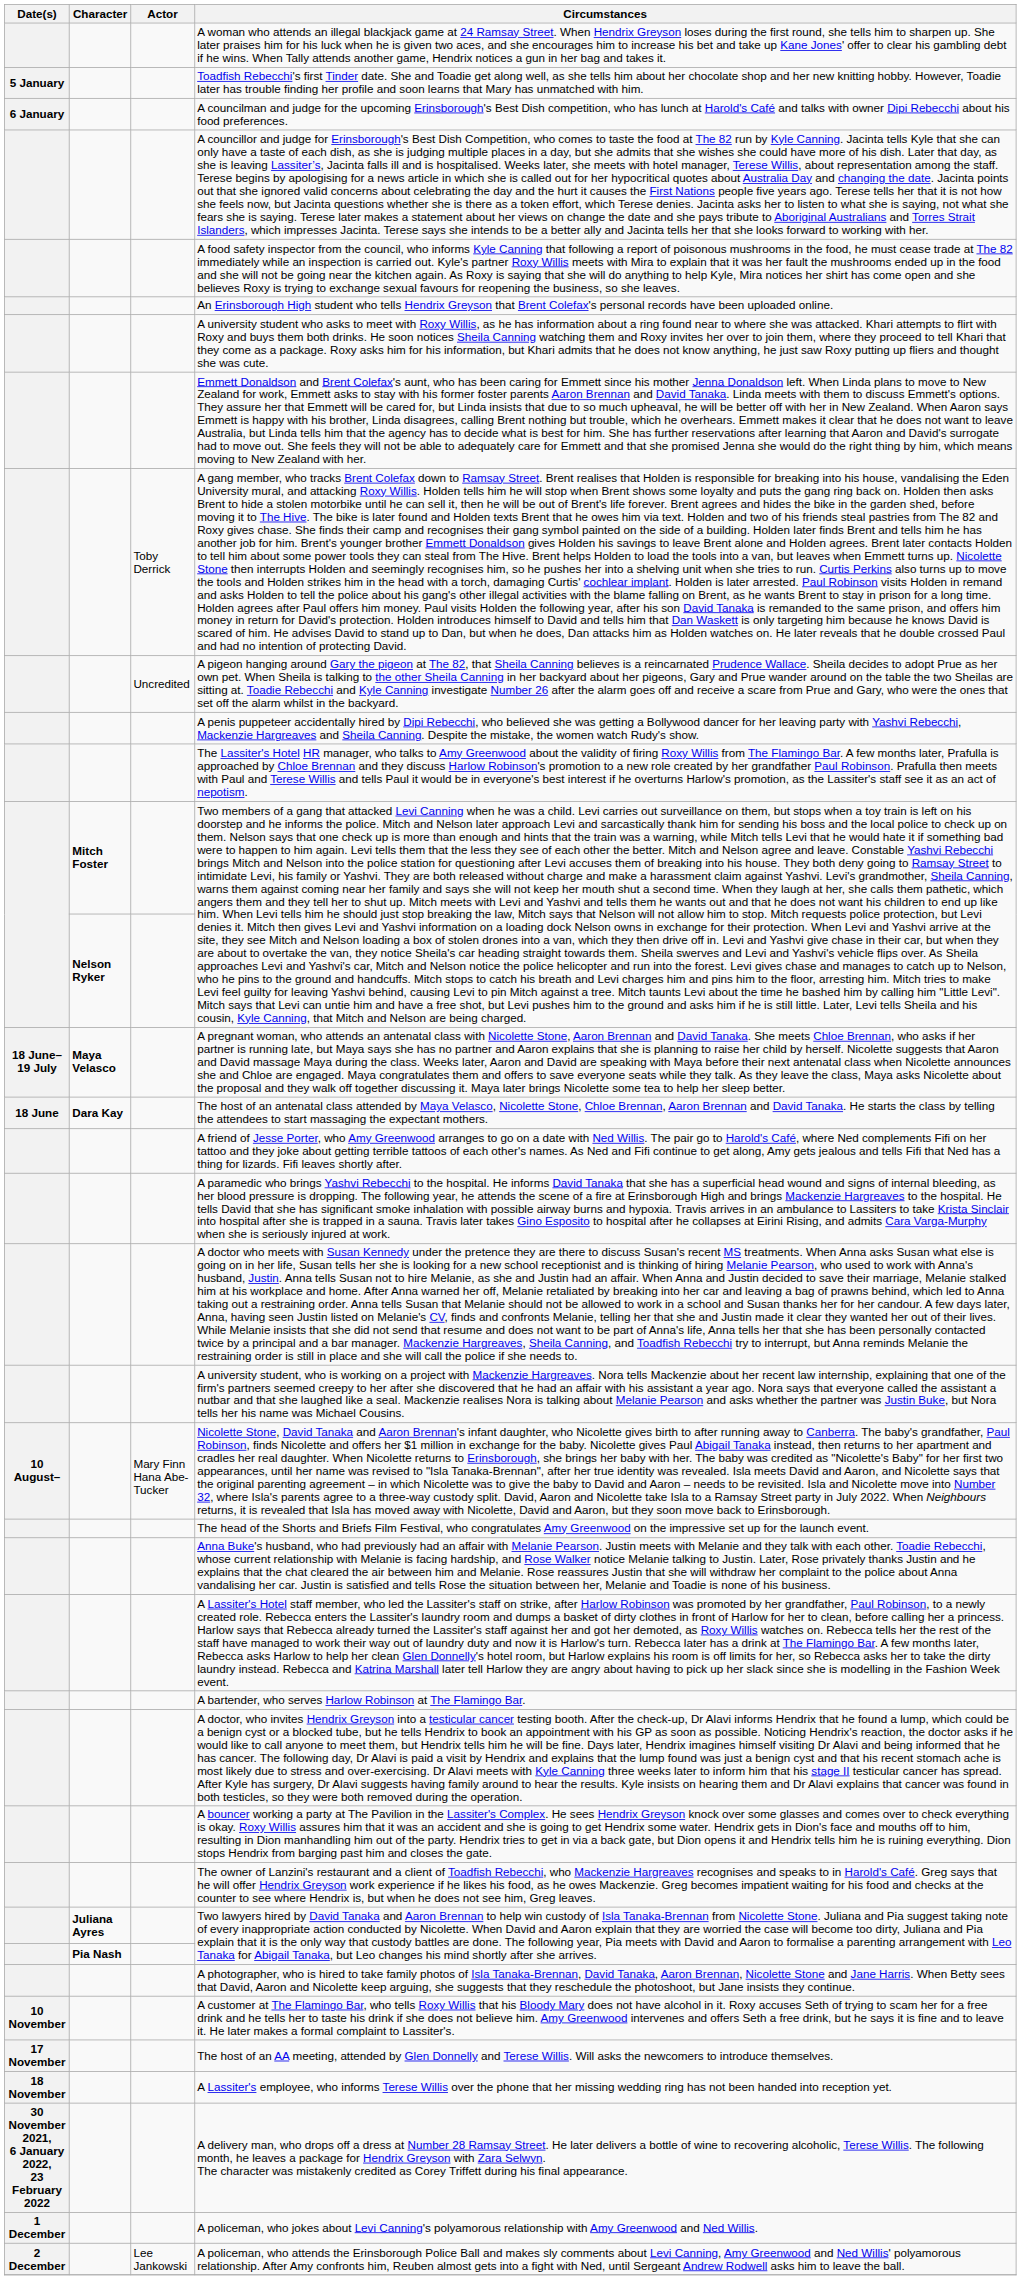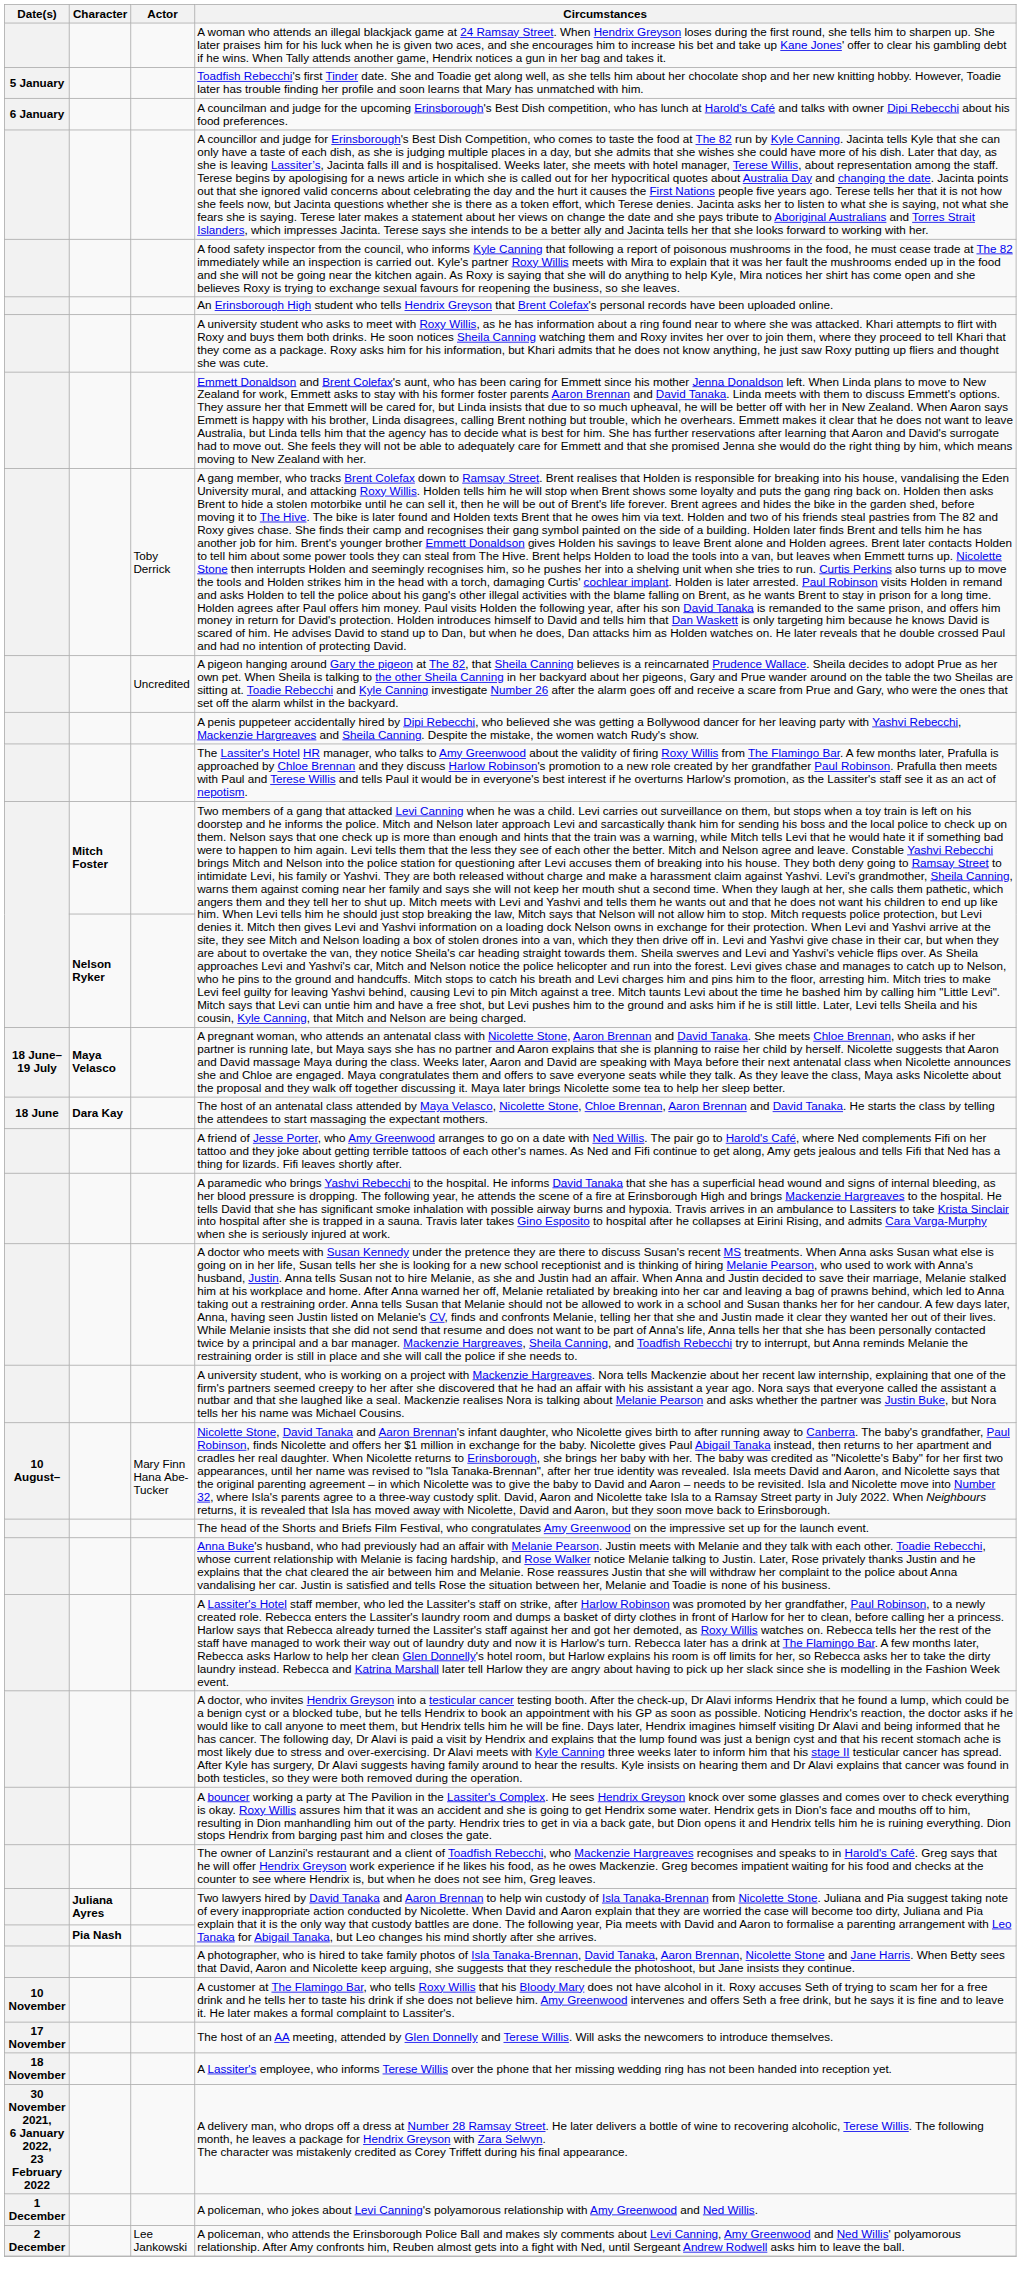- row: (100, 1700)
